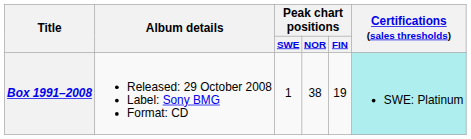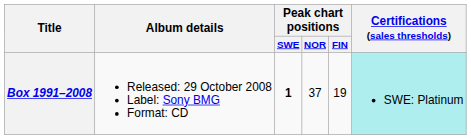(288, 93) normal -> (288, 93) bold
(315, 93) 38 -> (315, 93) 37
